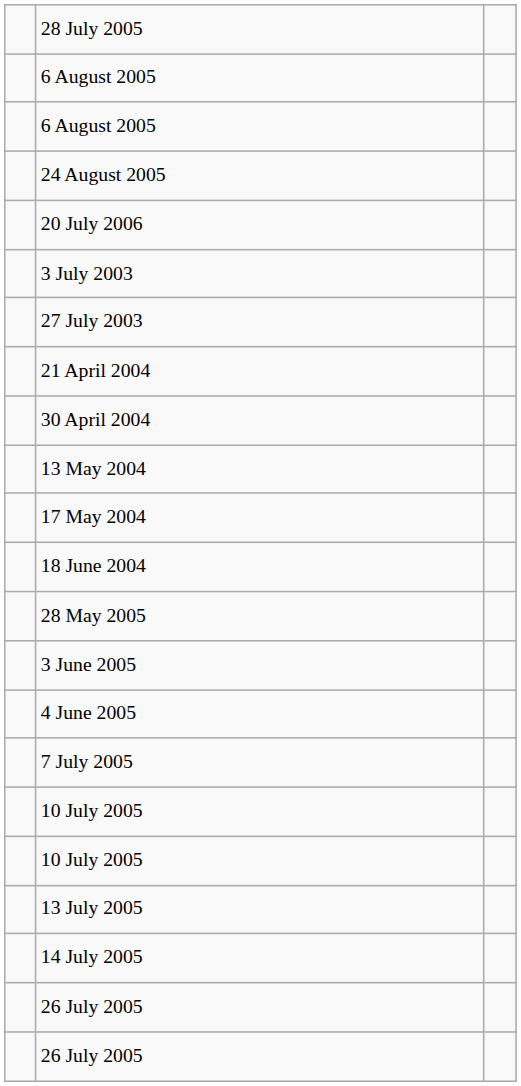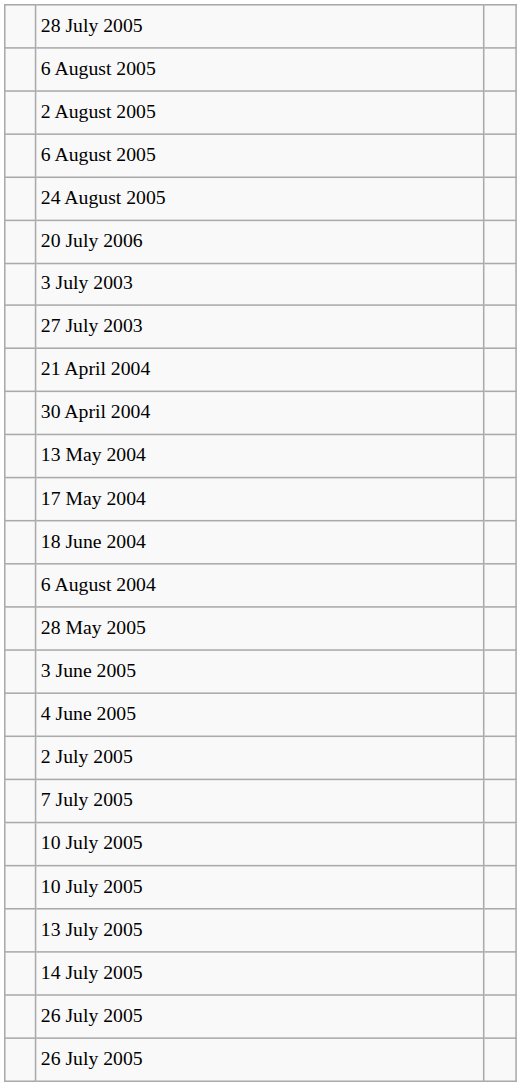+ row: (20, 112)
+ row: (20, 586)
+ row: (20, 758)
